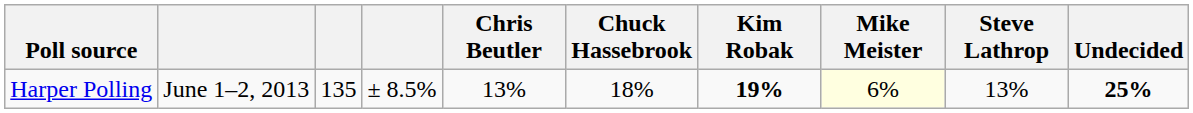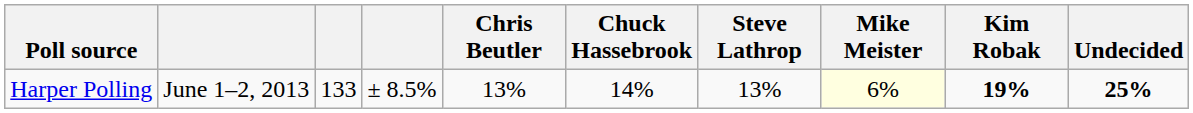columns swapped: (1007, 37) <-> (759, 37)
(338, 88) 135 -> (338, 88) 133
(632, 88) 18% -> (632, 88) 14%
